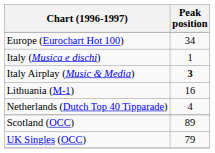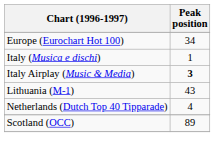(190, 90) 16 -> (190, 90) 43
- row: (46, 139)
